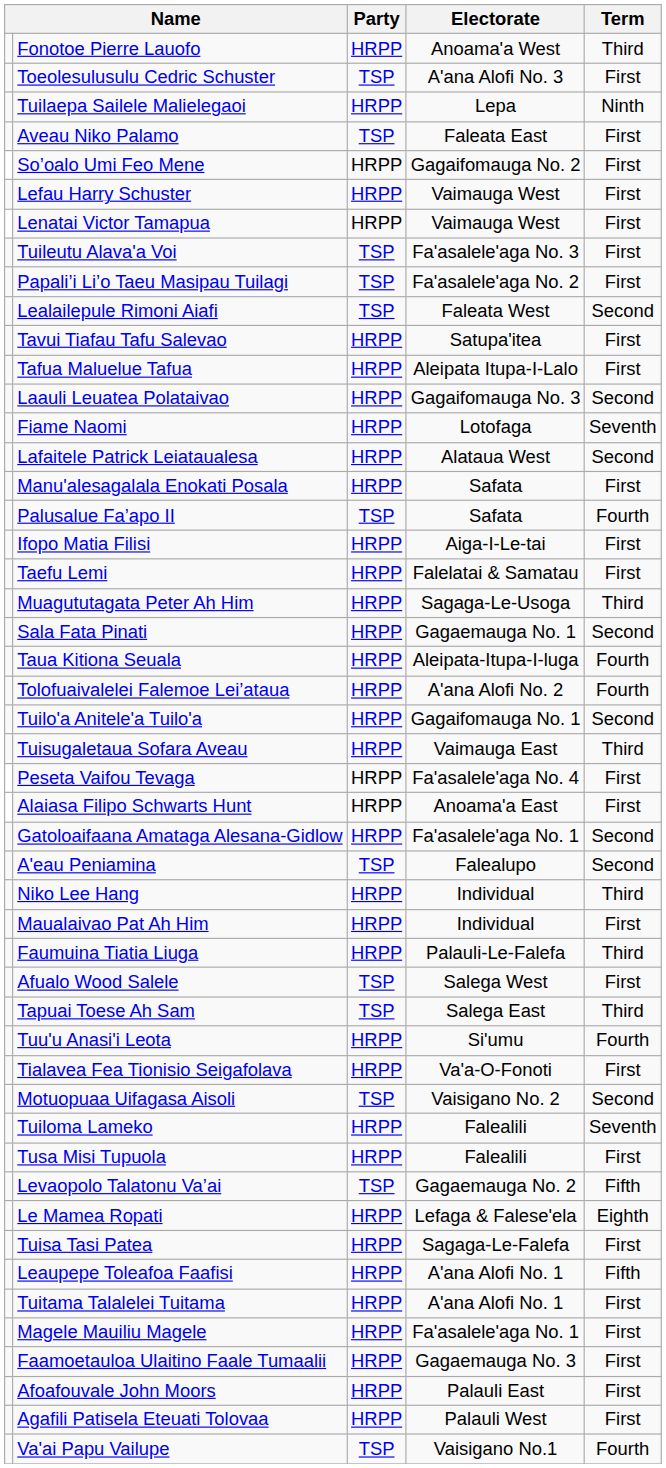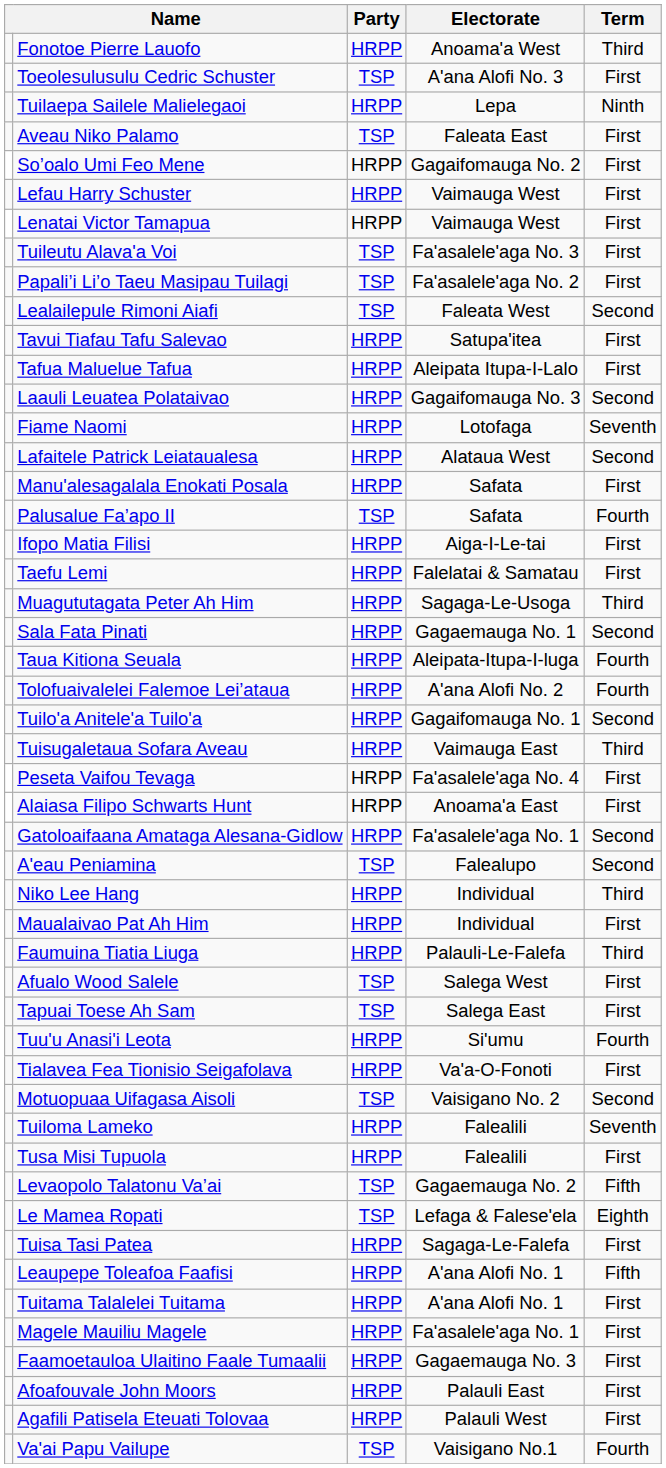(623, 1011) Third -> (623, 1011) First
(377, 1215) HRPP -> (377, 1215) TSP
